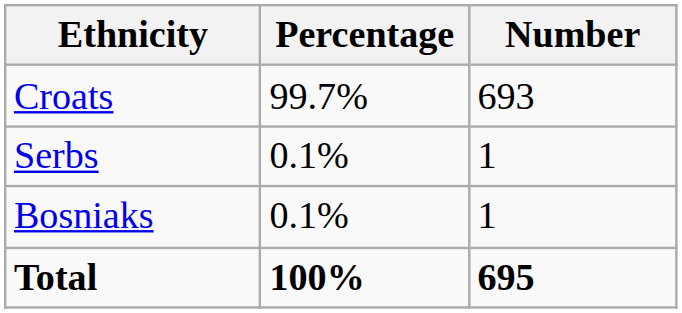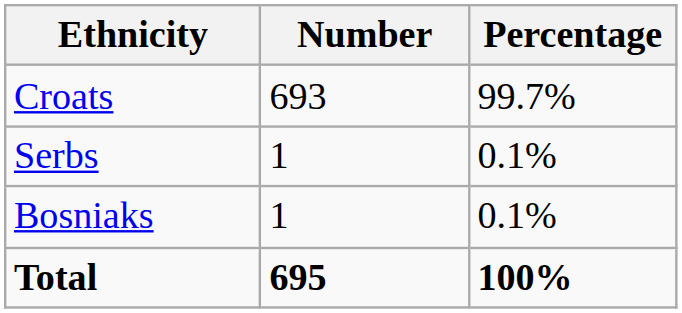columns swapped: (573, 34) <-> (365, 34)
